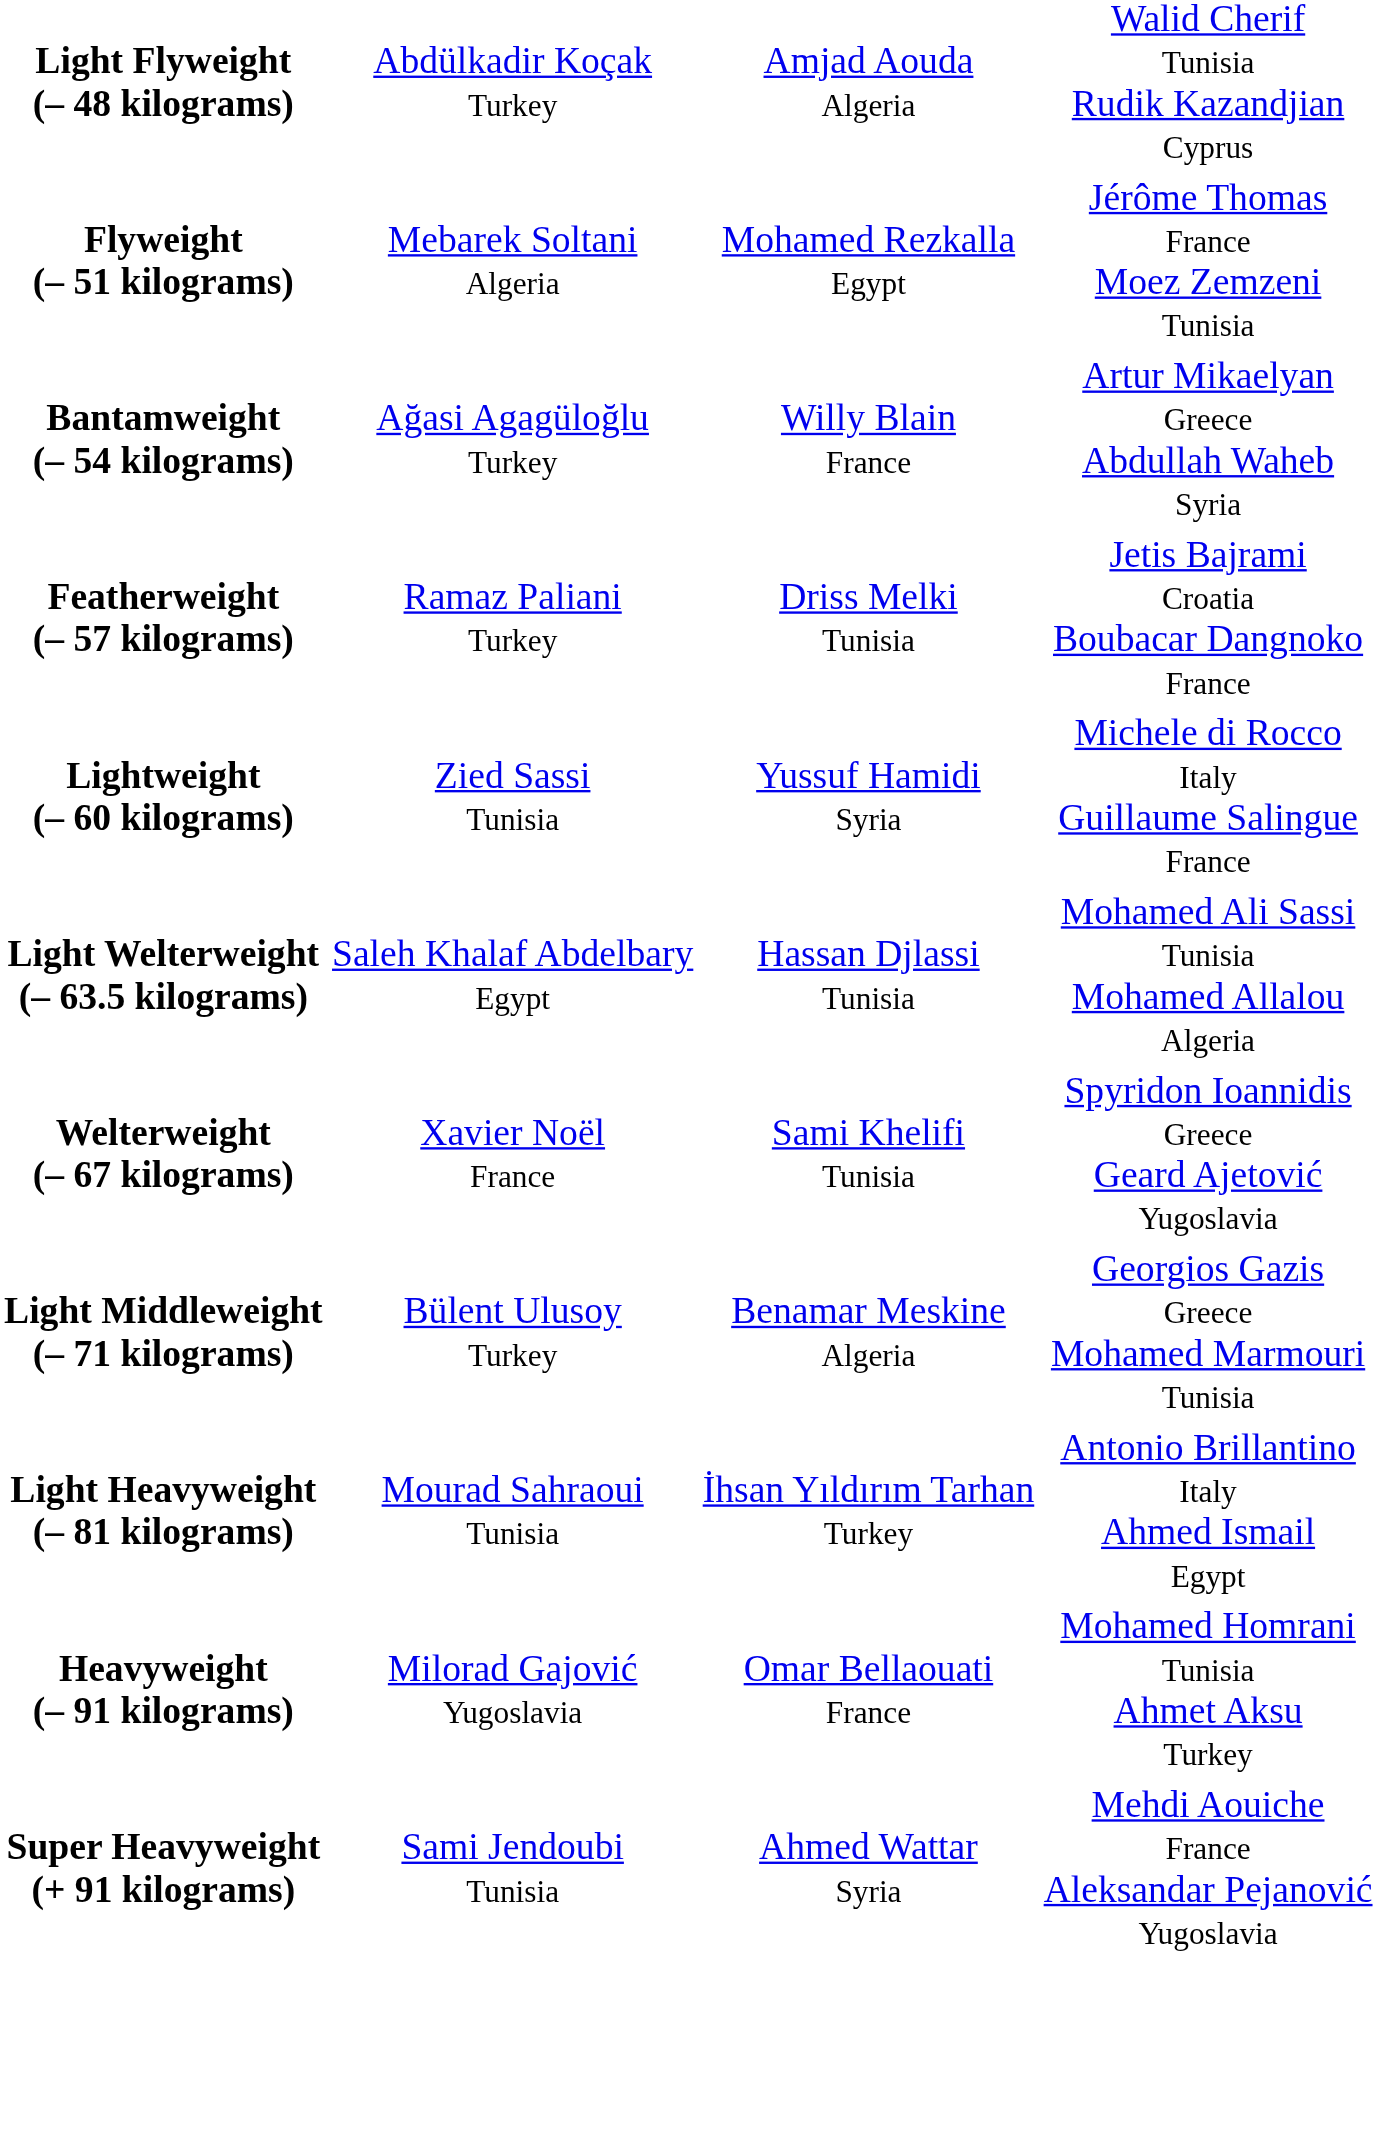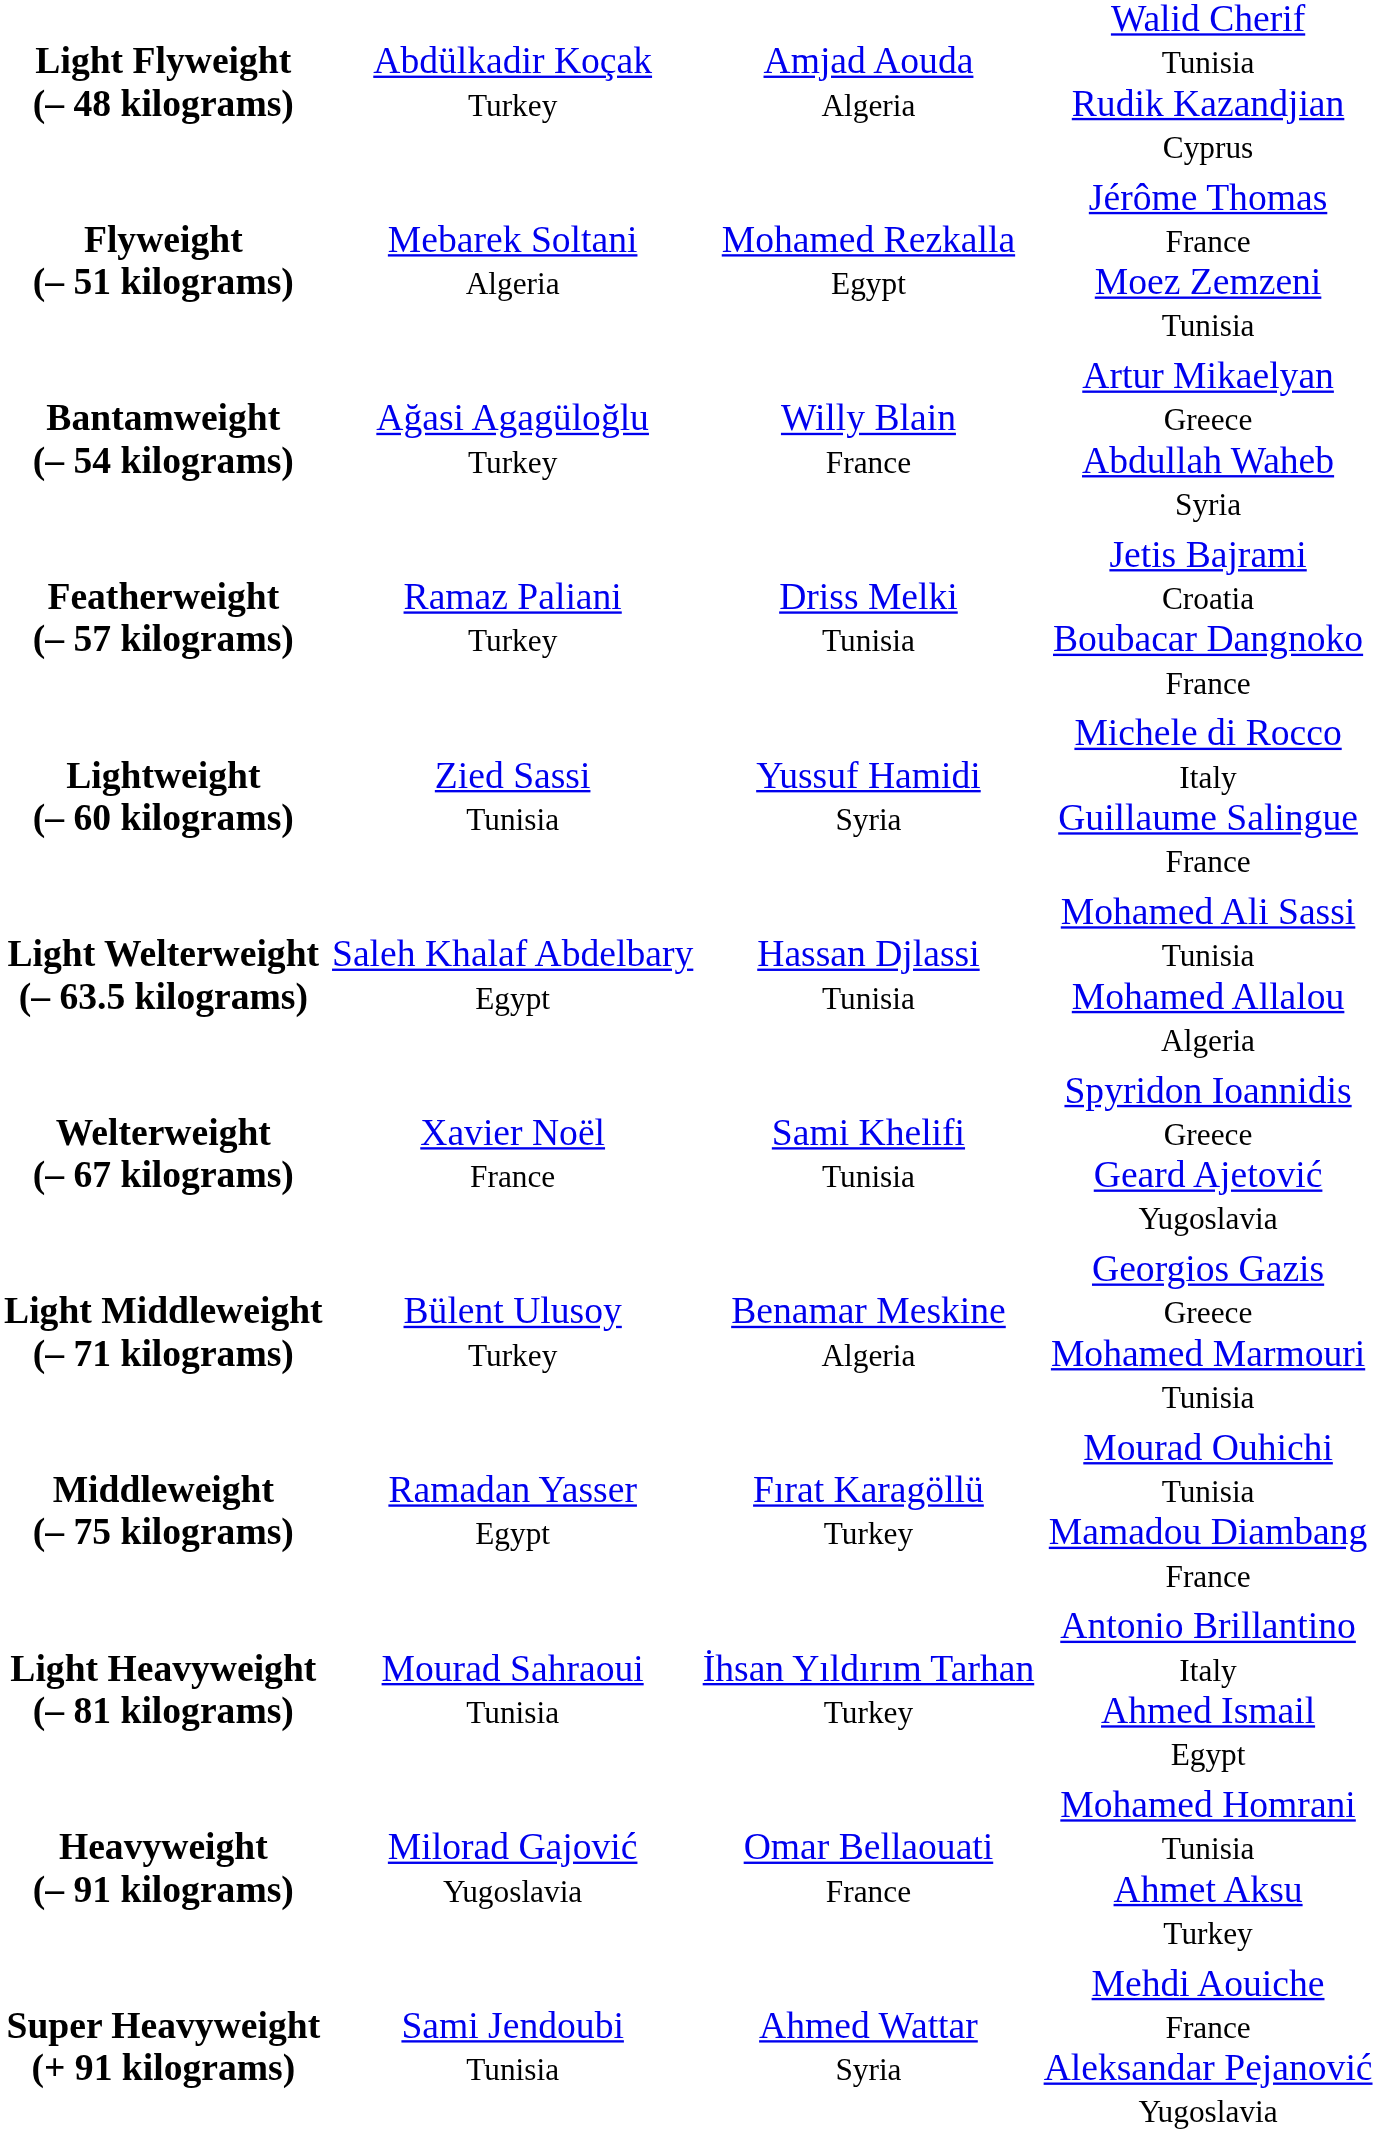+ row: (163, 1510)
